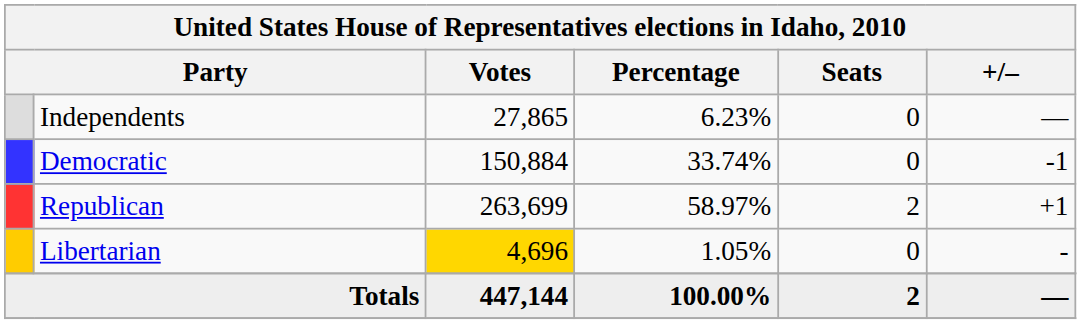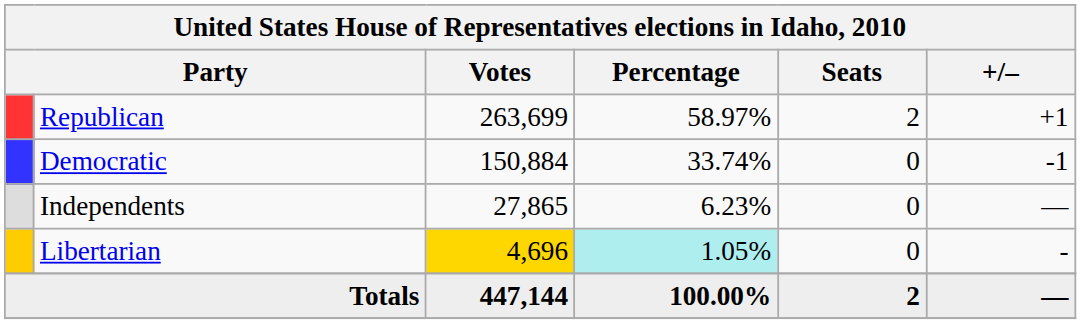rows swapped: (102, 206) <-> (112, 116)
(736, 251) no background -> (736, 251) paleturquoise background
